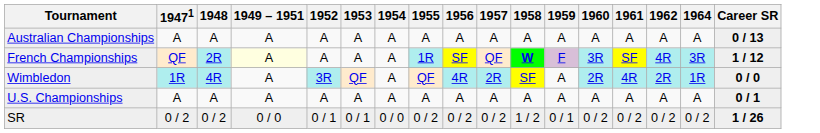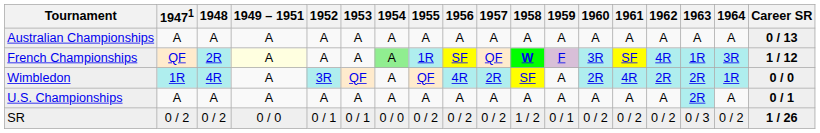+ column: (697, 16)
(392, 58) no background -> (392, 58) lightgreen background
